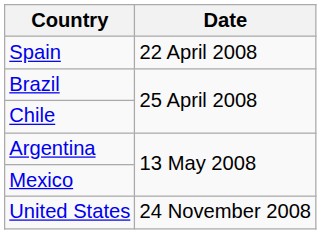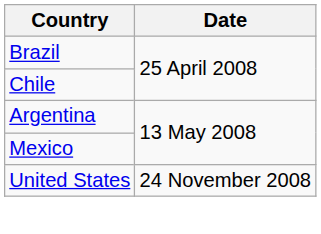- row: (35, 52)
